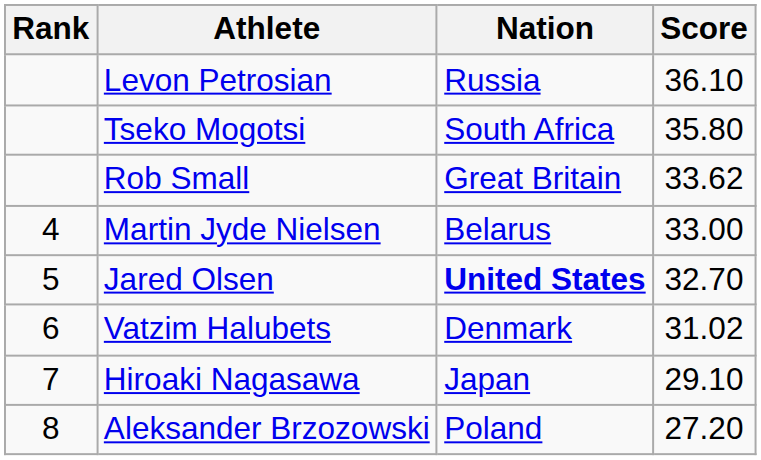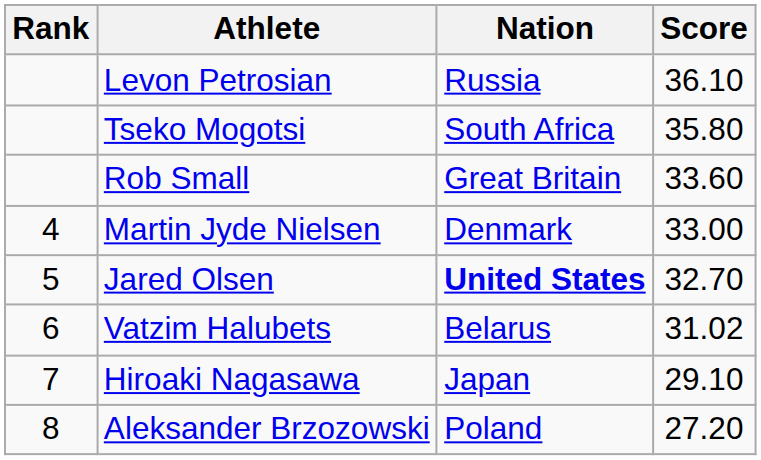(704, 179) 33.62 -> (704, 179) 33.60
(498, 229) Belarus -> (508, 229) Denmark
(508, 329) Denmark -> (498, 329) Belarus
